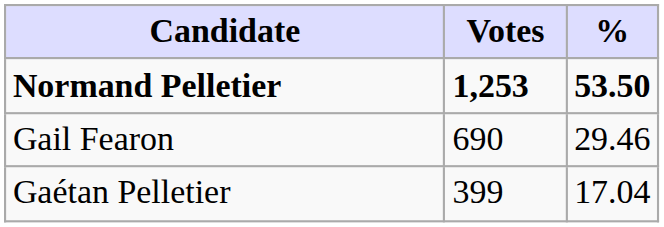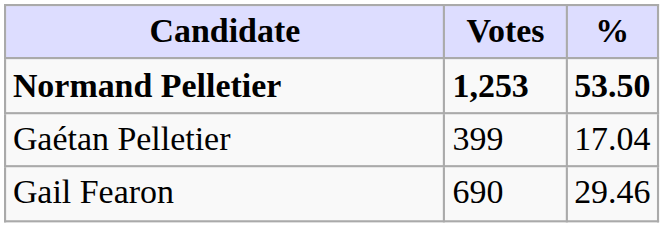rows swapped: (93, 138) <-> (122, 192)
